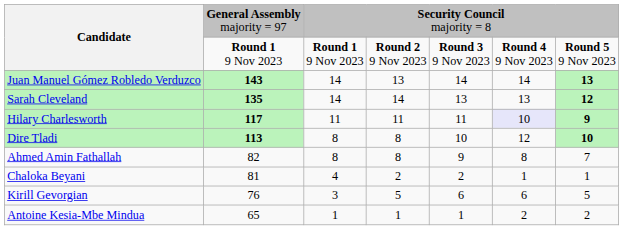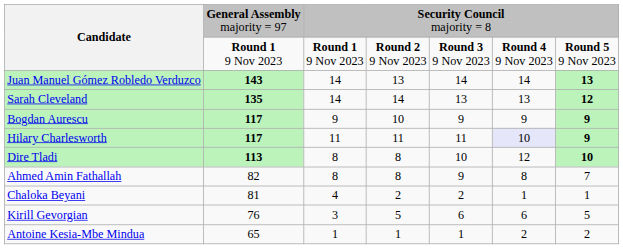+ row: (48, 118)
